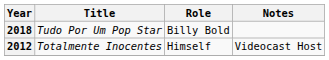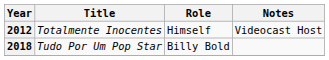rows swapped: (19, 47) <-> (19, 30)
